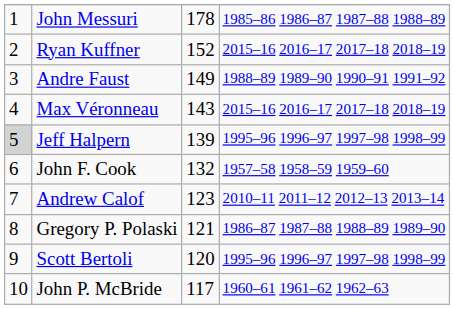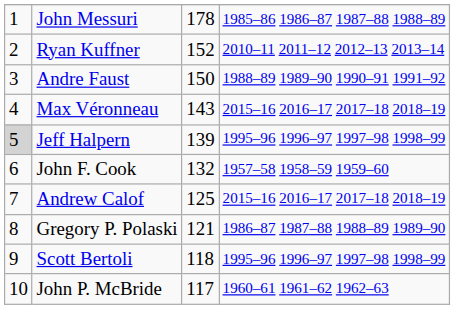(334, 49) 2015–16 2016–17 2017–18 2018–19 -> (333, 49) 2010–11 2011–12 2012–13 2013–14
(200, 79) 149 -> (200, 79) 150
(200, 199) 123 -> (200, 199) 125
(333, 199) 2010–11 2011–12 2012–13 2013–14 -> (334, 199) 2015–16 2016–17 2017–18 2018–19
(200, 259) 120 -> (200, 259) 118
